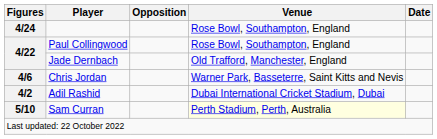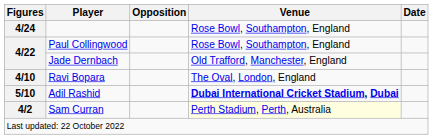+ row: (77, 77)
- row: (77, 77)
(25, 93) 4/2 -> (25, 93) 5/10
(288, 93) normal -> (295, 93) bold
(25, 110) 5/10 -> (25, 110) 4/2
